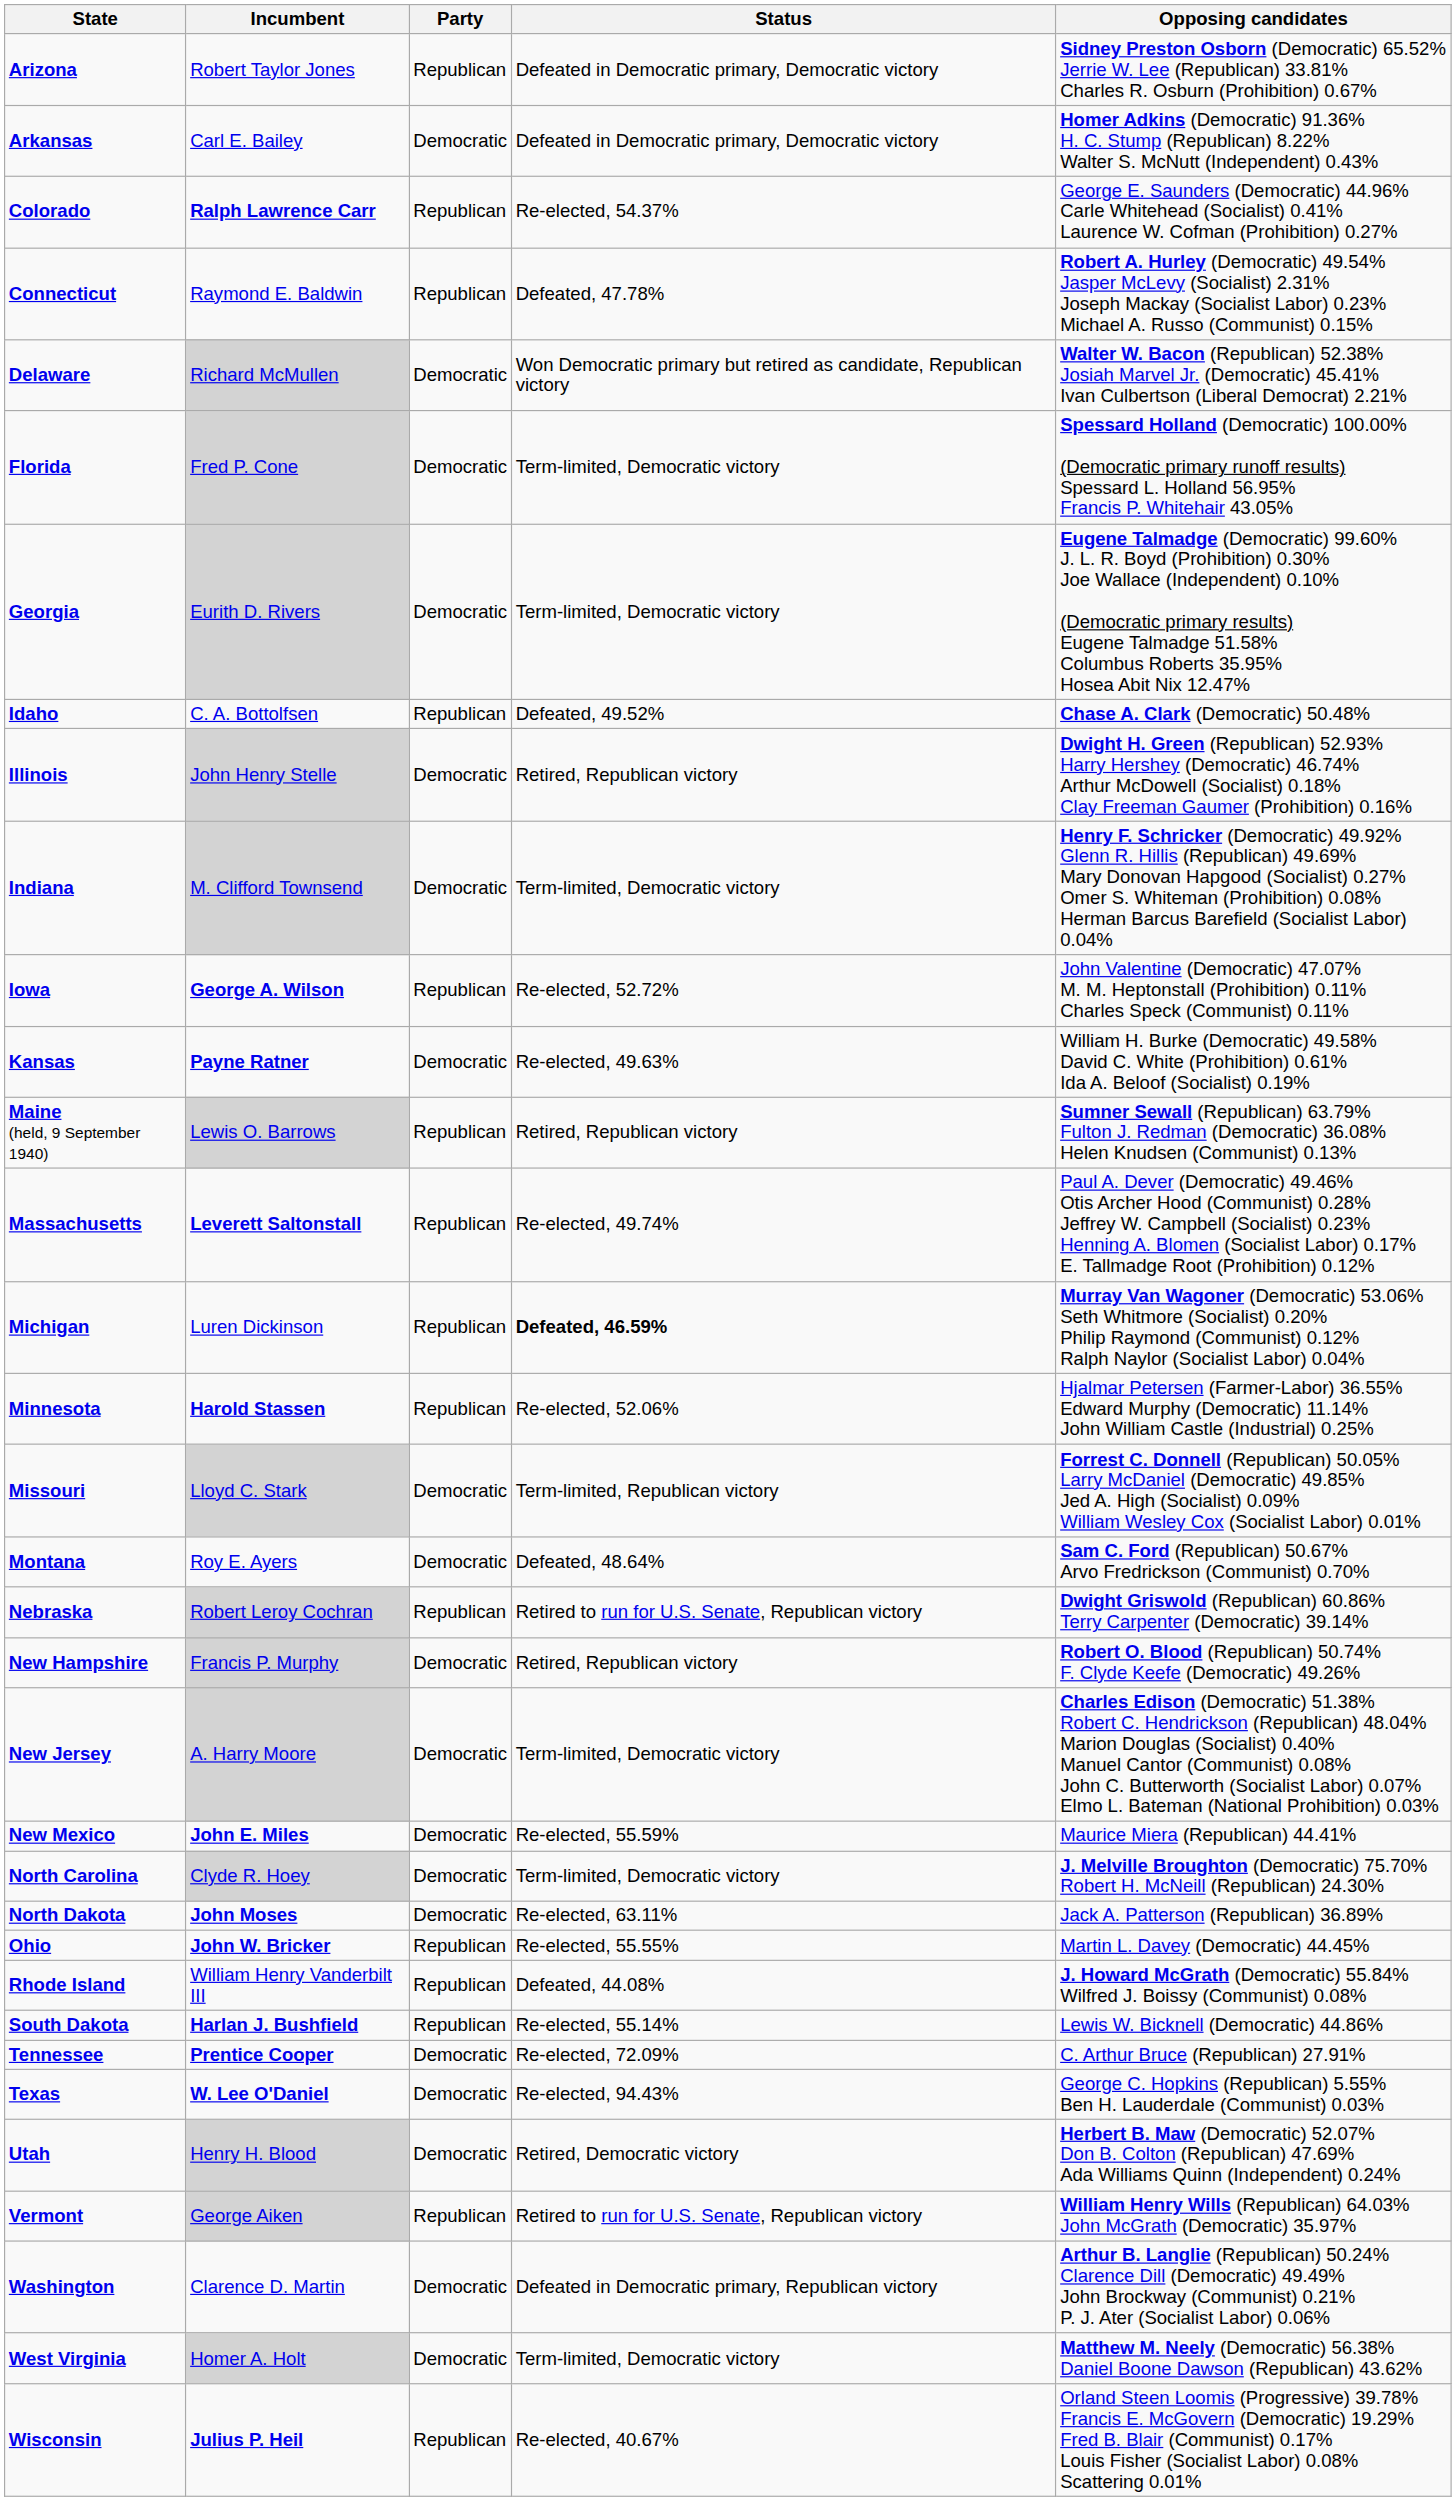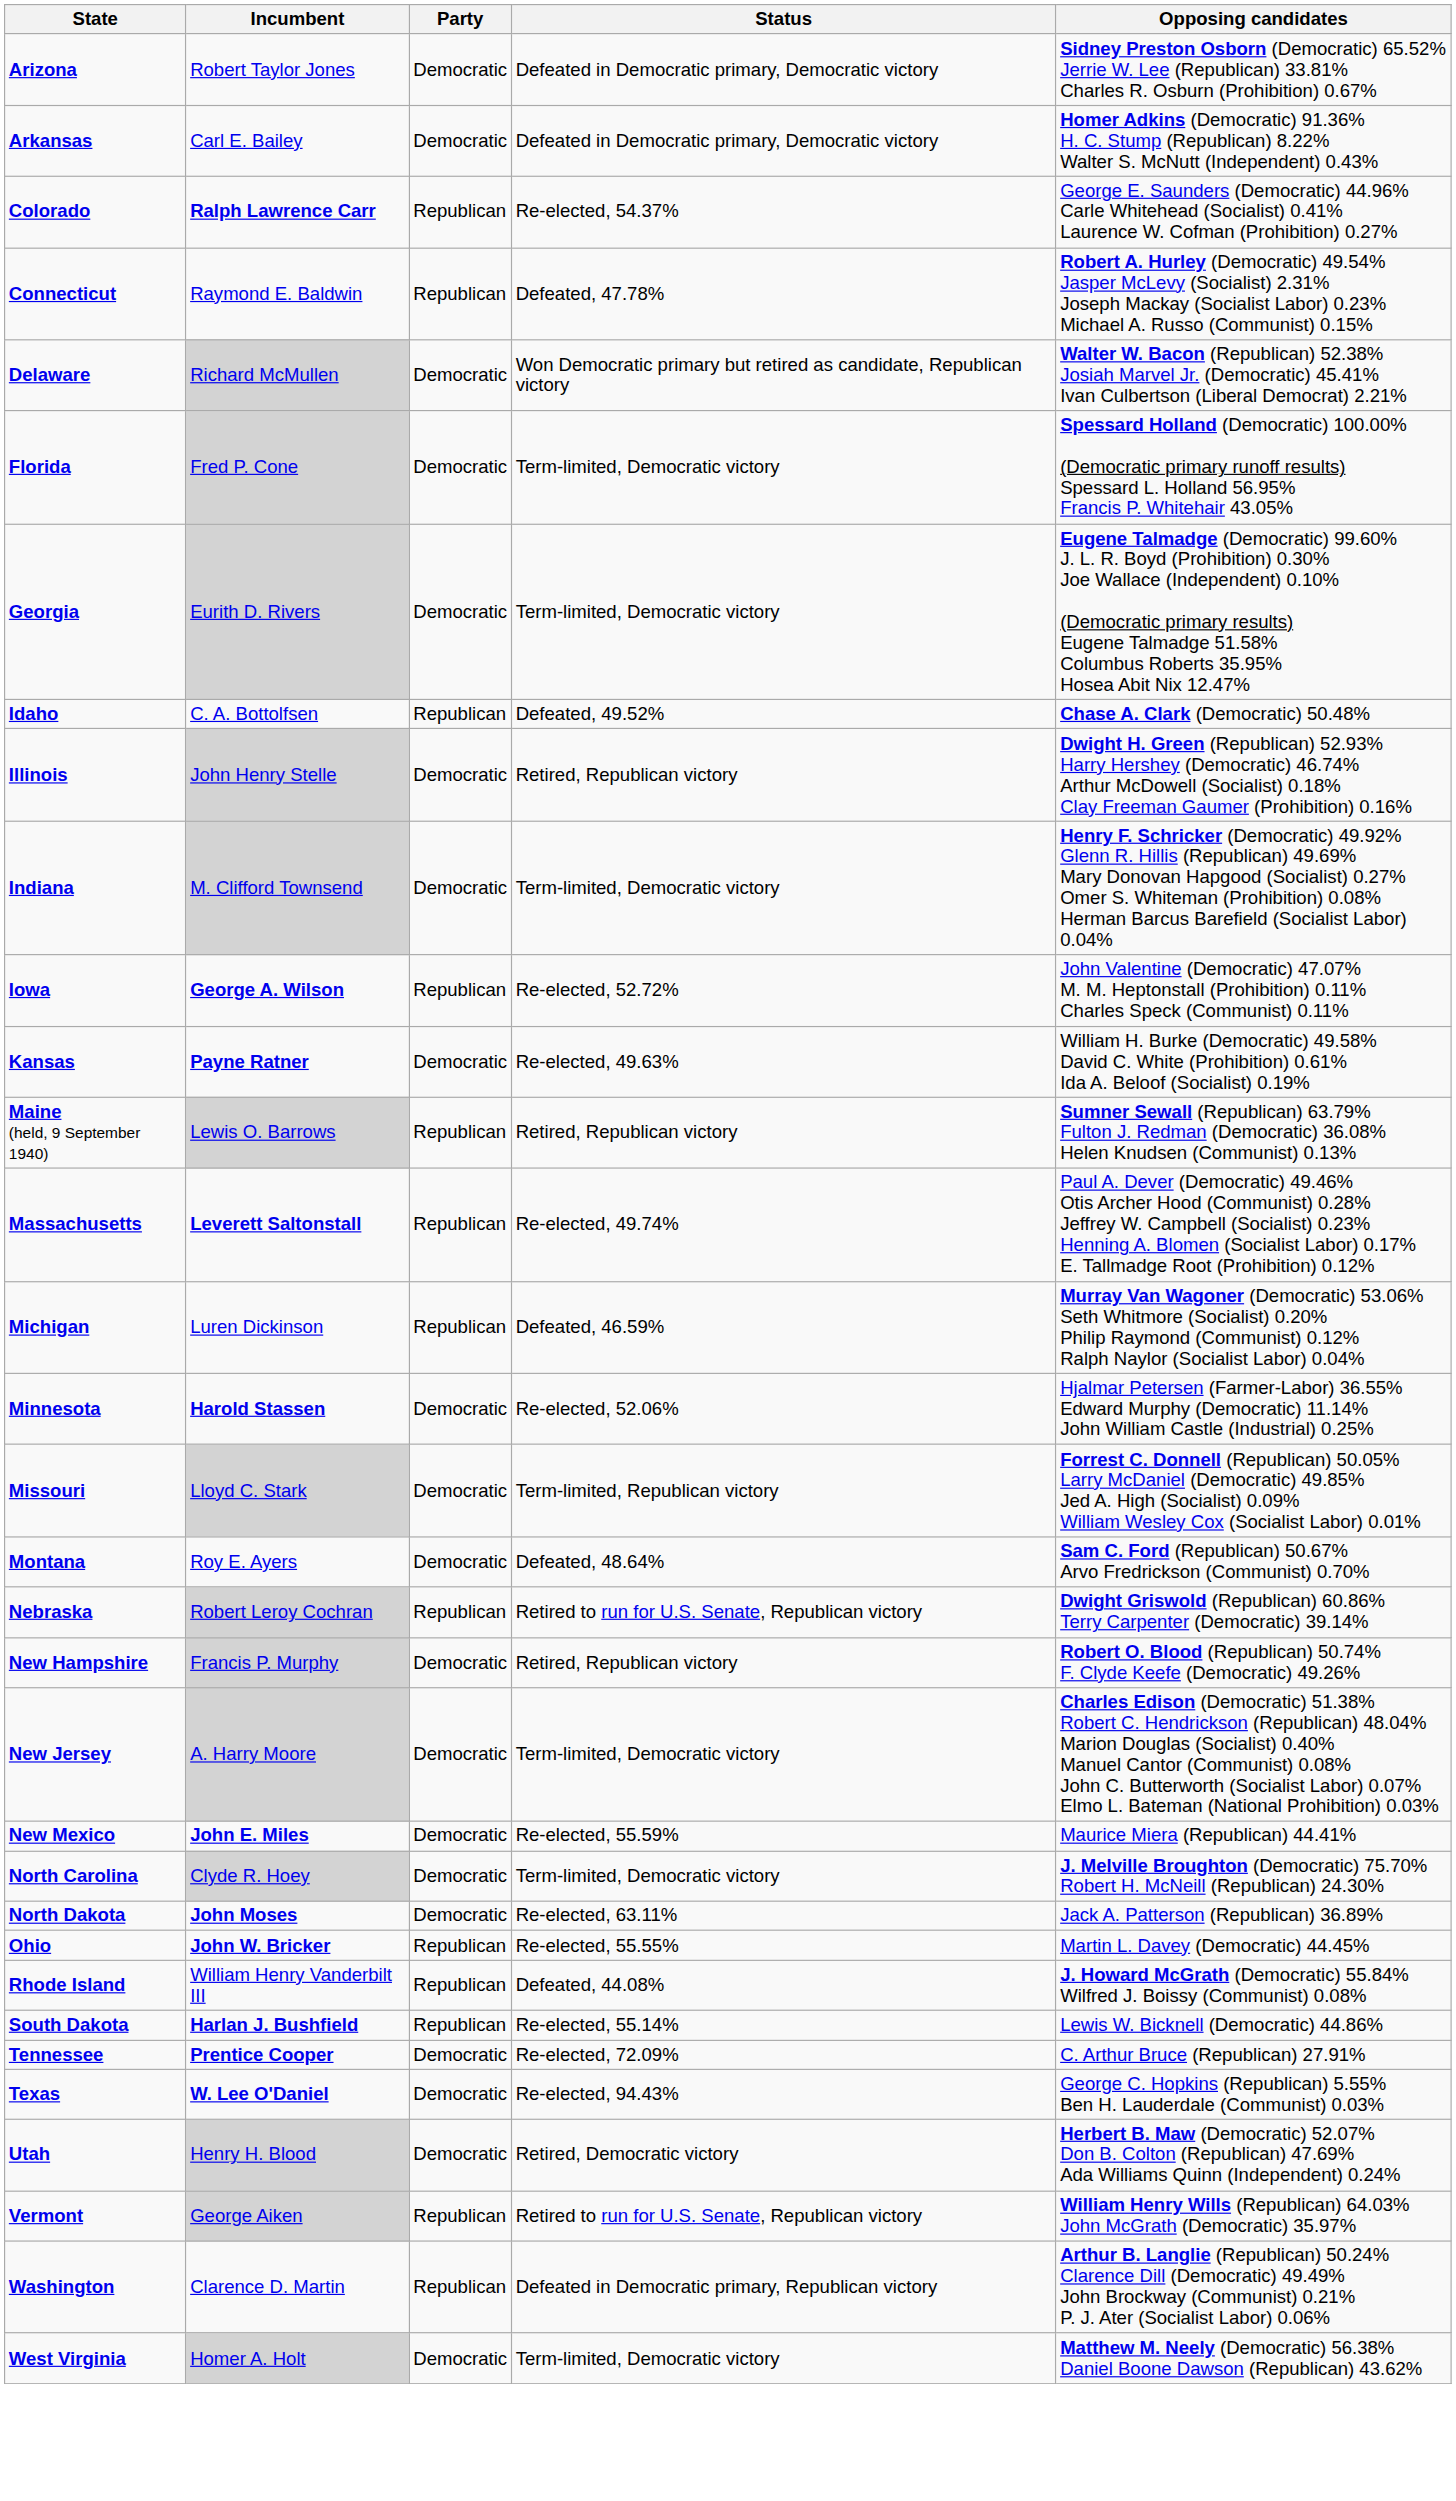(460, 69) Republican -> (460, 69) Democratic
(591, 1327) bold -> (590, 1327) normal
(460, 1408) Republican -> (460, 1408) Democratic
(460, 2287) Democratic -> (460, 2287) Republican
- row: (55, 2439)
